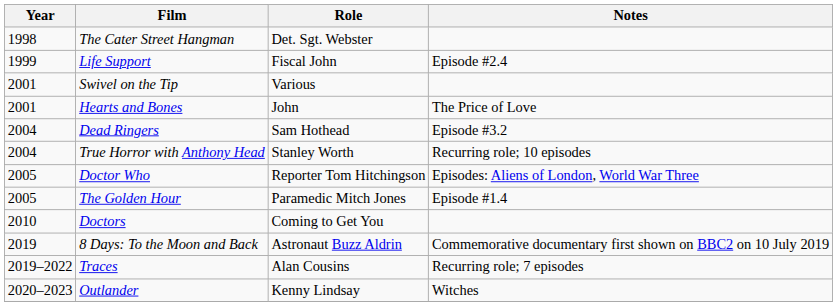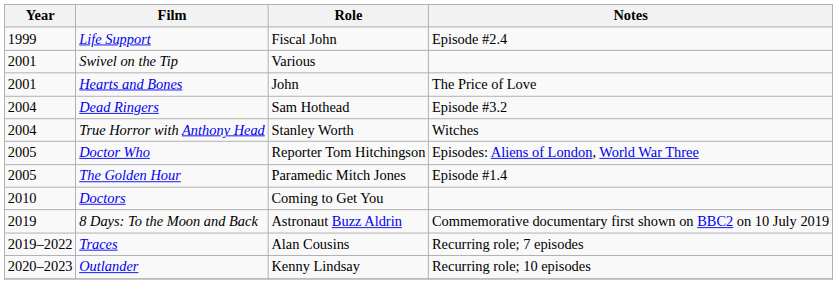- row: (157, 38)
(511, 152) Recurring role; 10 episodes -> (455, 130) Witches
(455, 289) Witches -> (511, 267) Recurring role; 10 episodes
